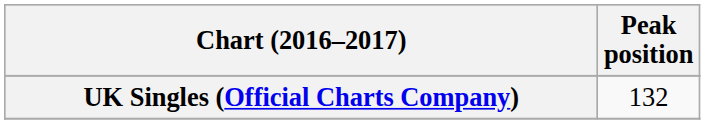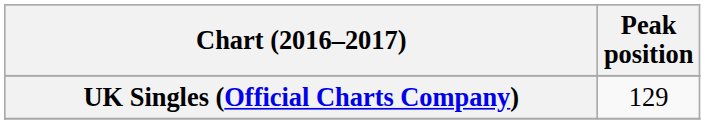(649, 97) 132 -> (649, 97) 129
